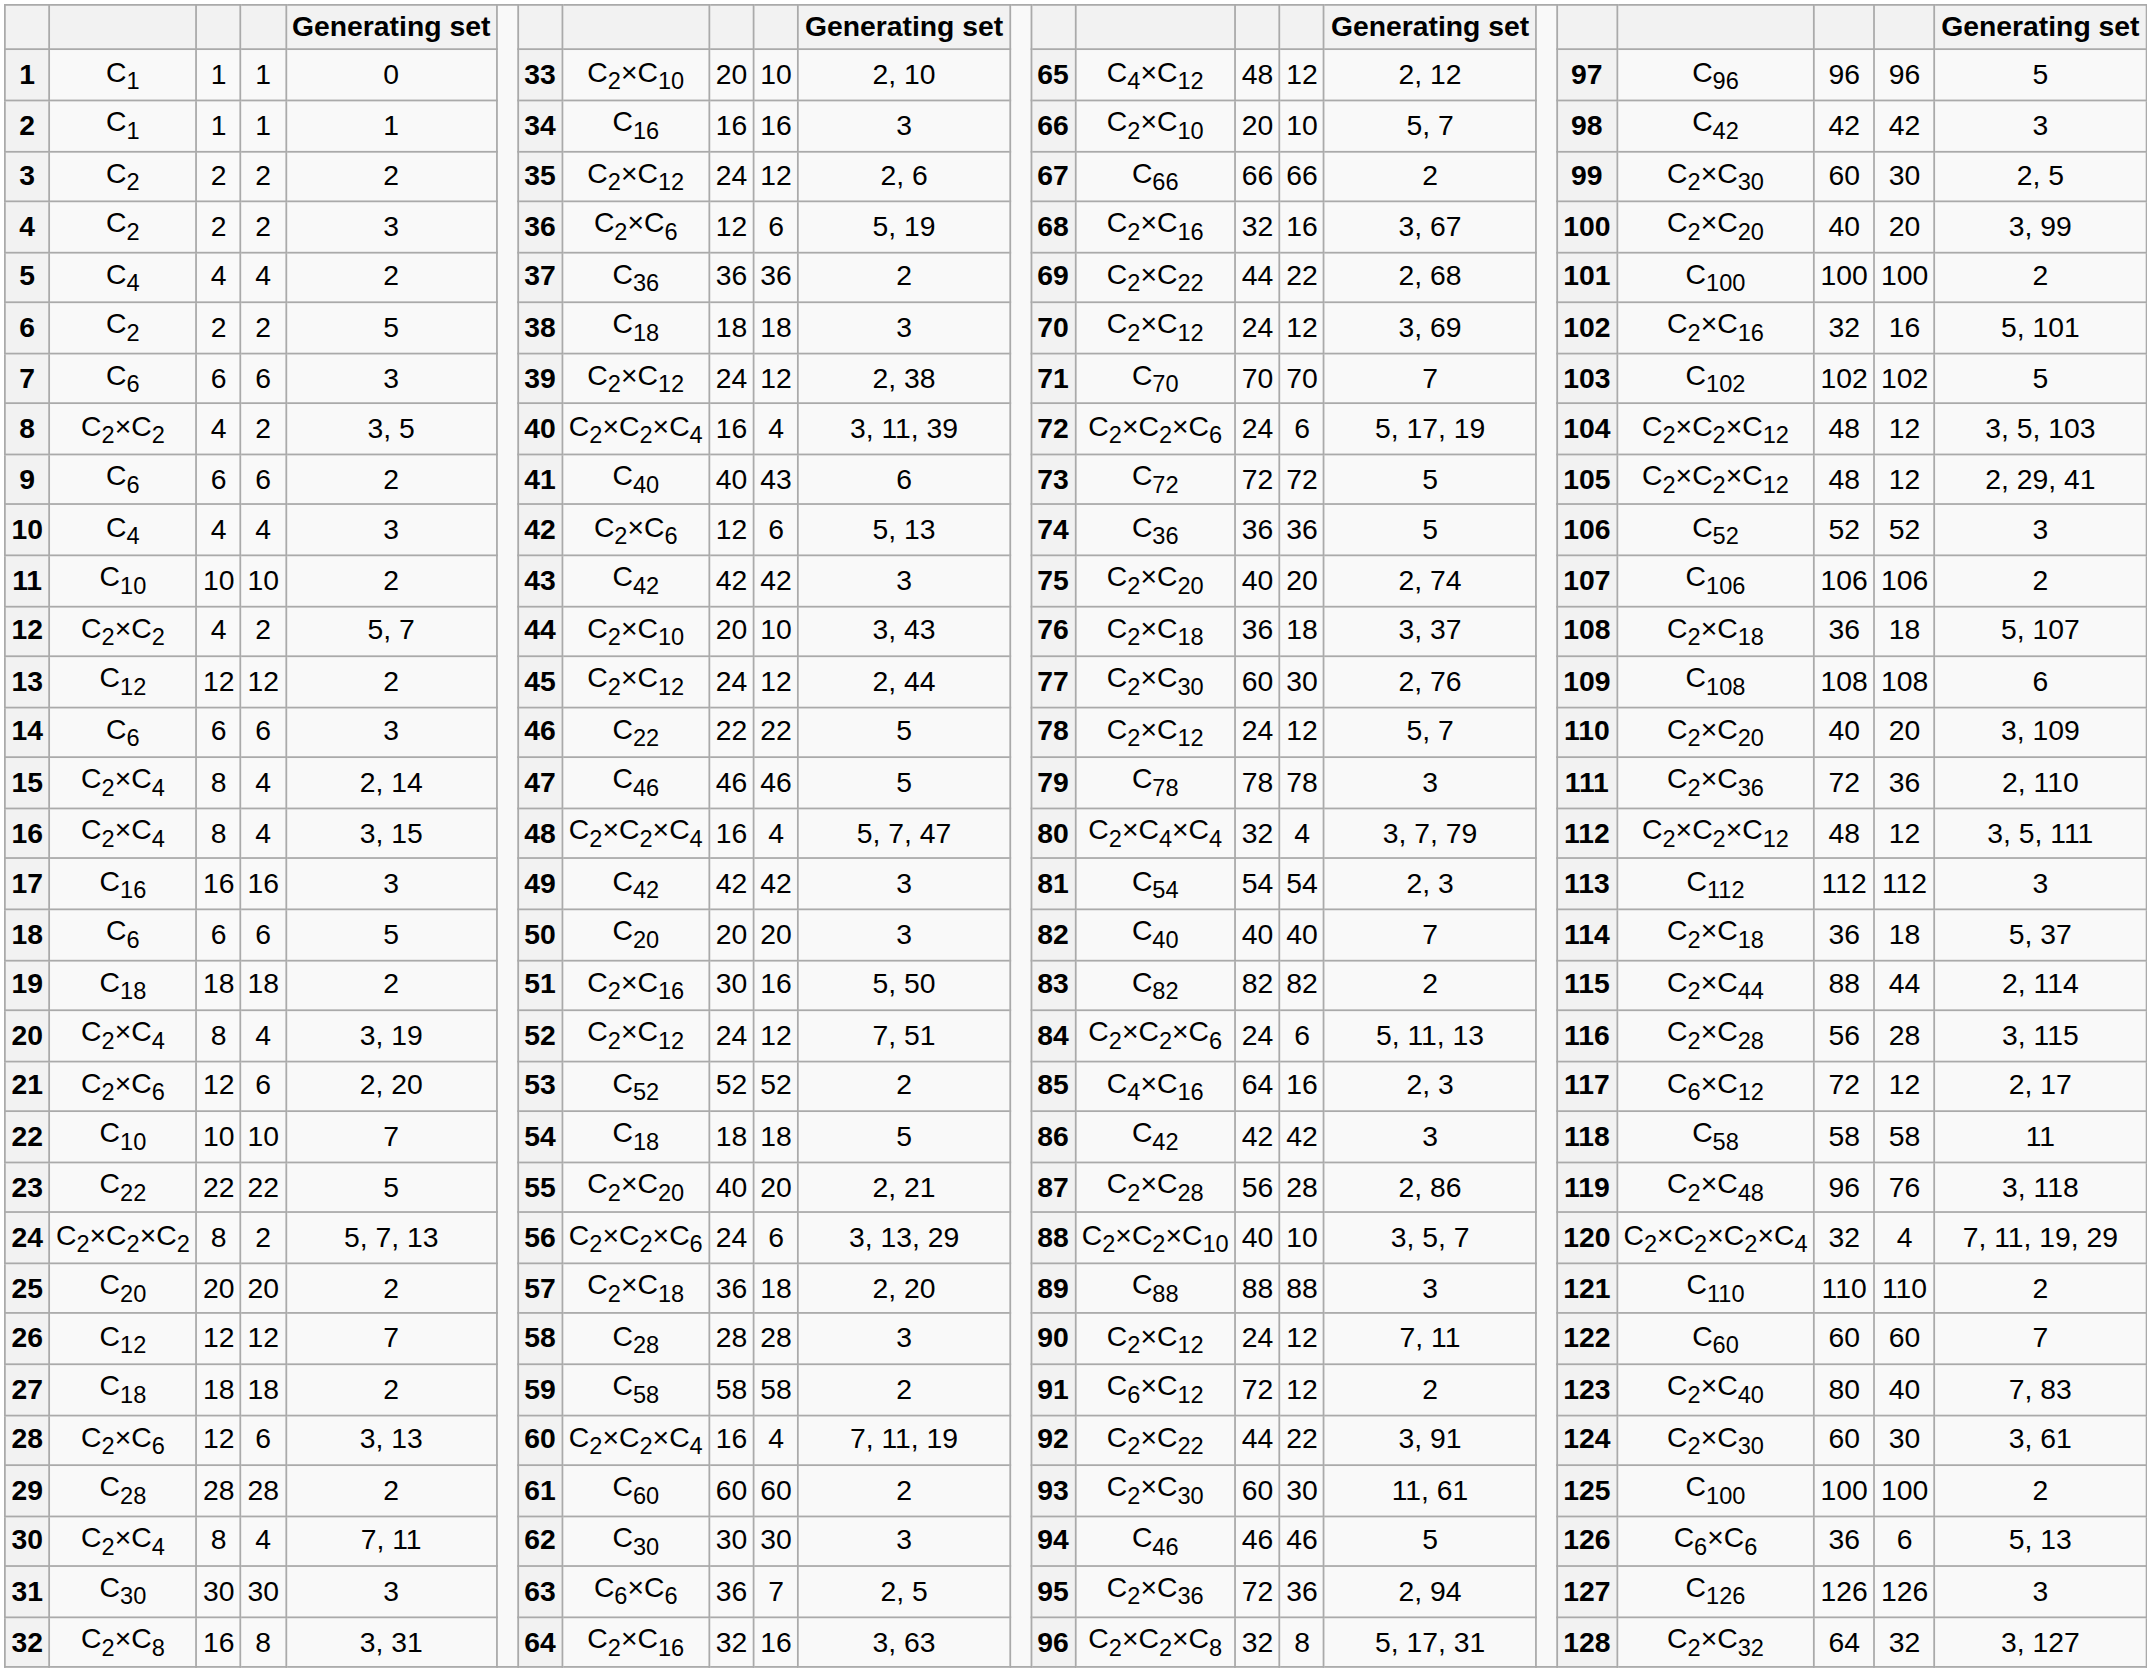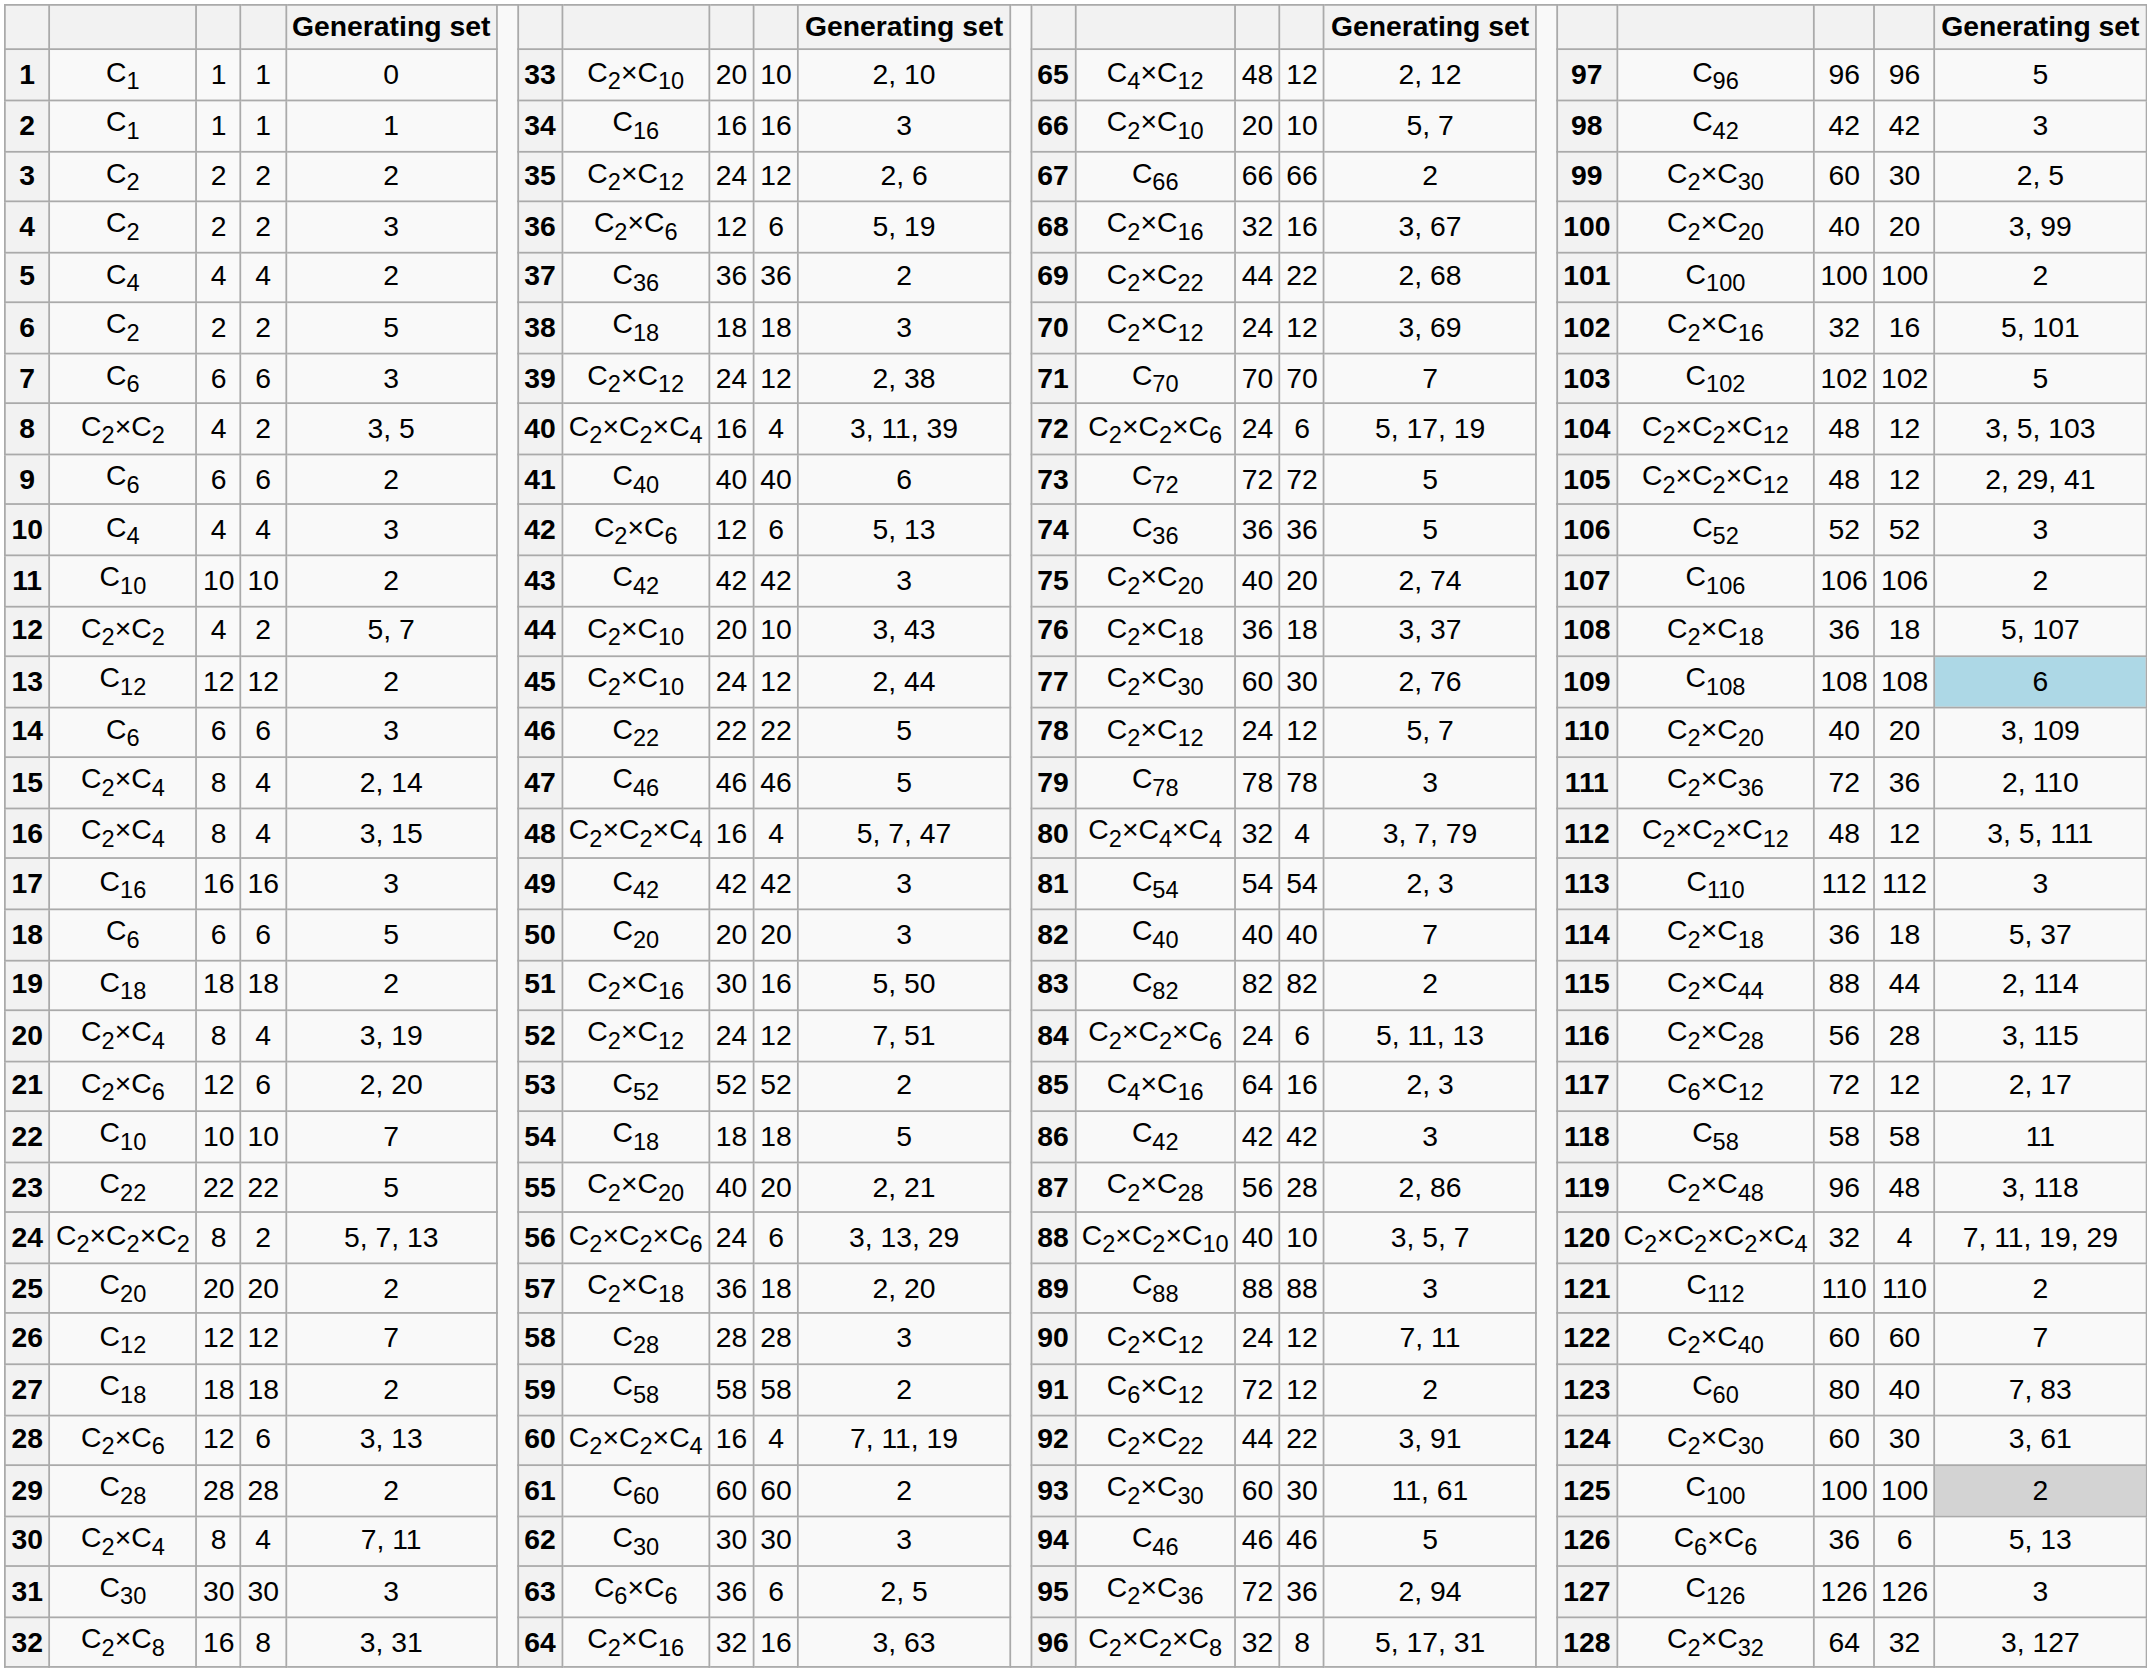(776, 479) 43 -> (776, 479) 40
(636, 682) C2×C12 -> (636, 682) C2×C10
(2040, 681) no background -> (2040, 681) lightblue background
(1716, 884) C112 -> (1716, 884) C110
(1905, 1186) 76 -> (1905, 1186) 48
(1716, 1288) C110 -> (1716, 1288) C112
(1715, 1339) C60 -> (1716, 1339) C2×C40
(1716, 1390) C2×C40 -> (1715, 1390) C60
(2040, 1490) no background -> (2040, 1490) lightgrey background
(776, 1591) 7 -> (776, 1591) 6
